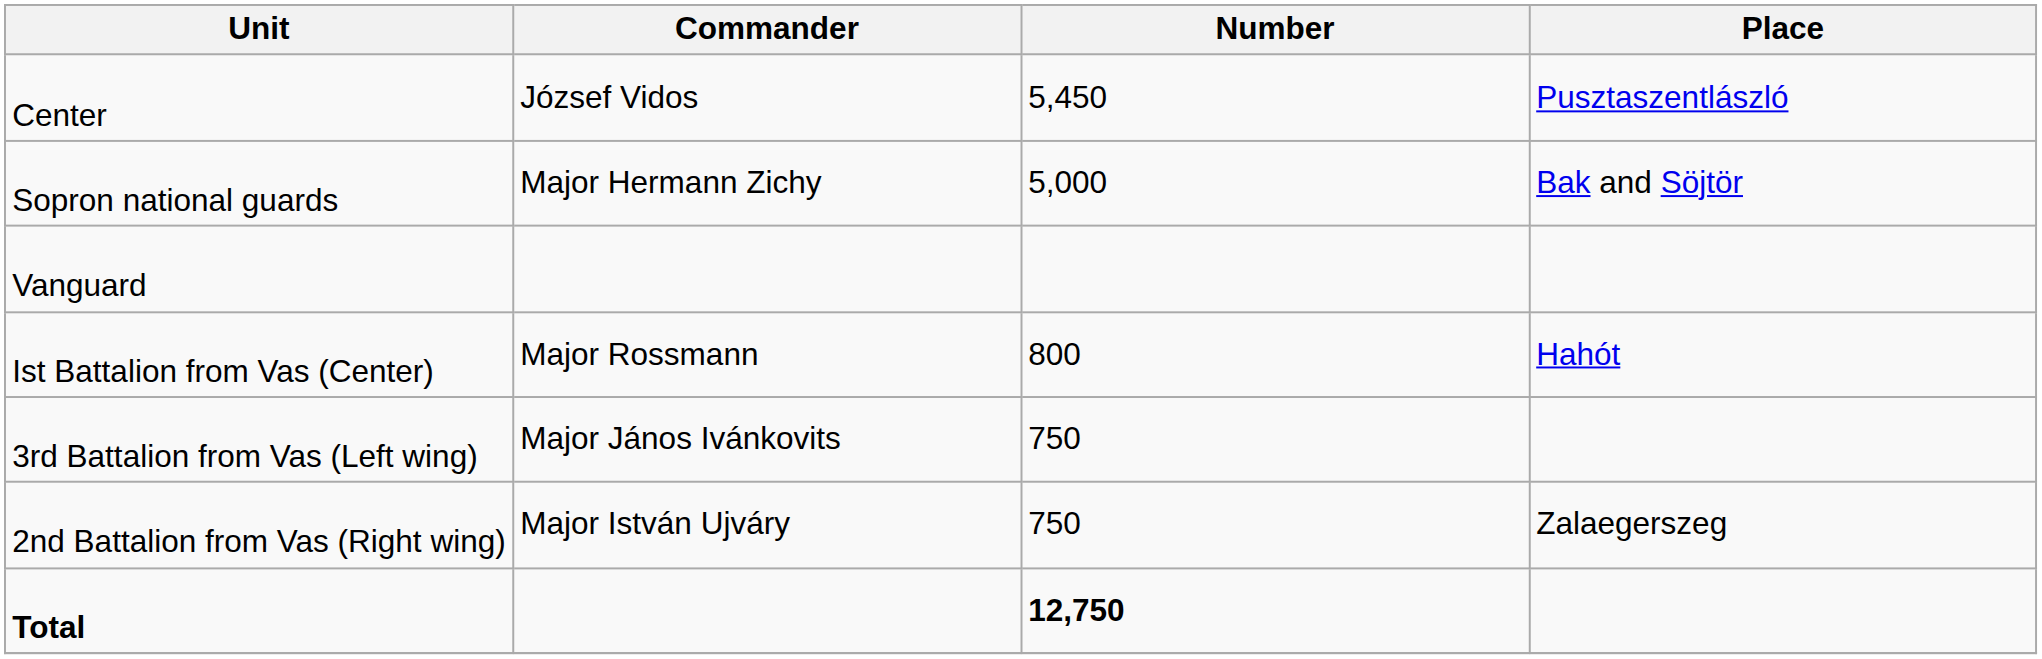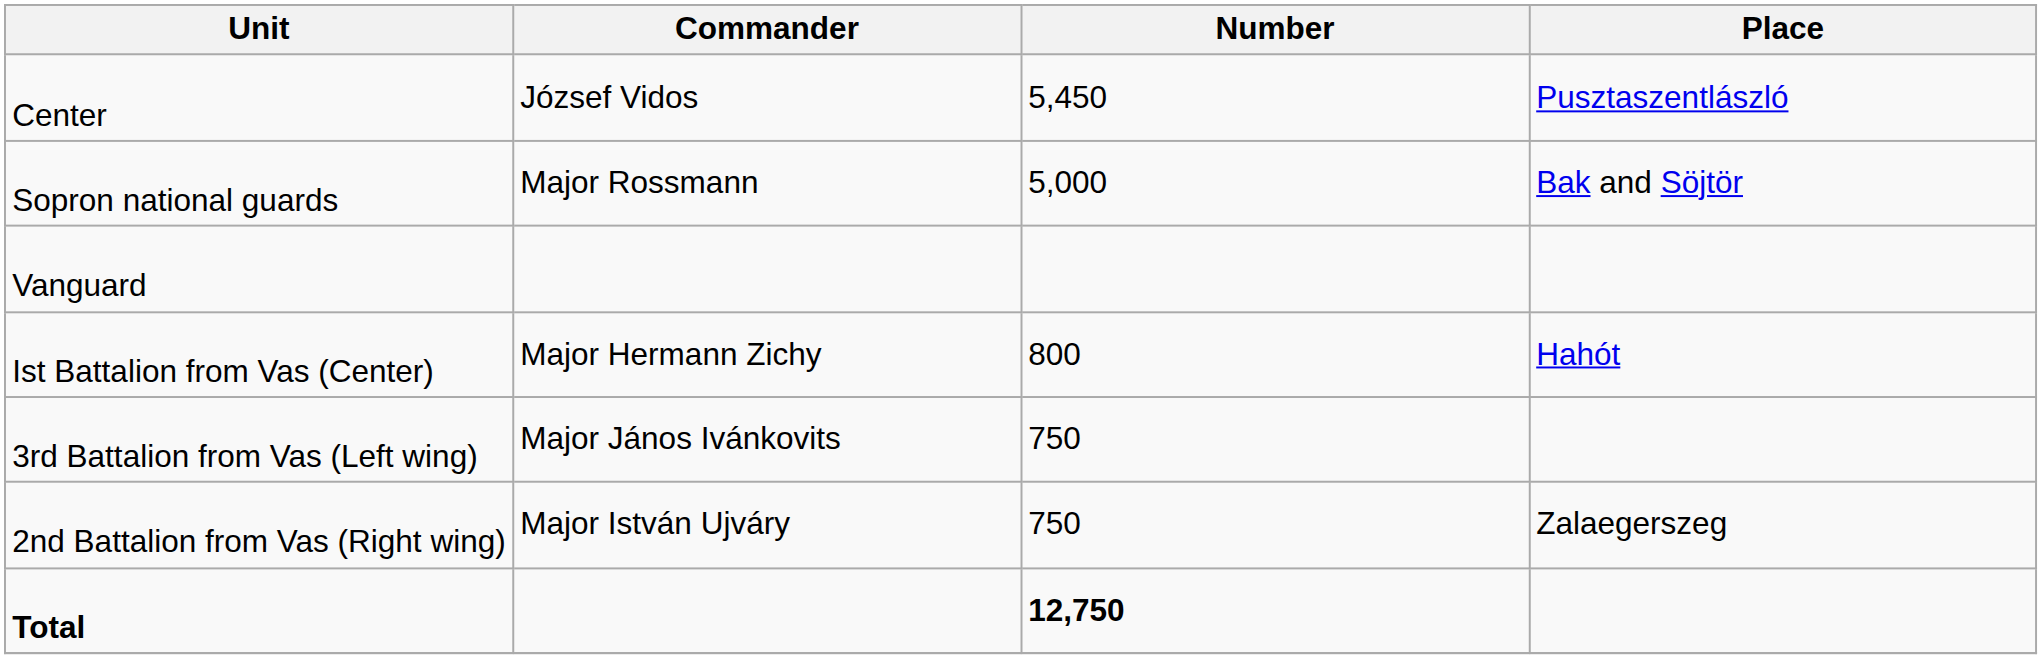(671, 182) Major Hermann Zichy -> (639, 182) Major Rossmann
(639, 353) Major Rossmann -> (671, 353) Major Hermann Zichy
